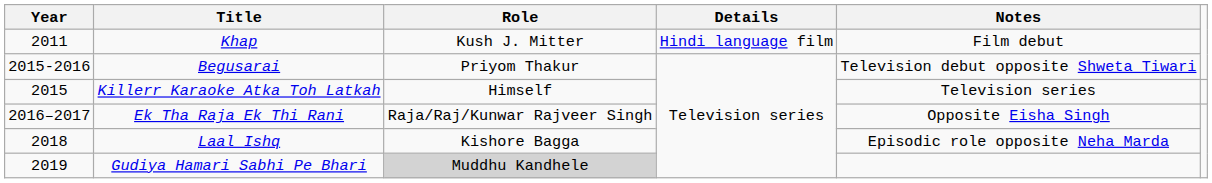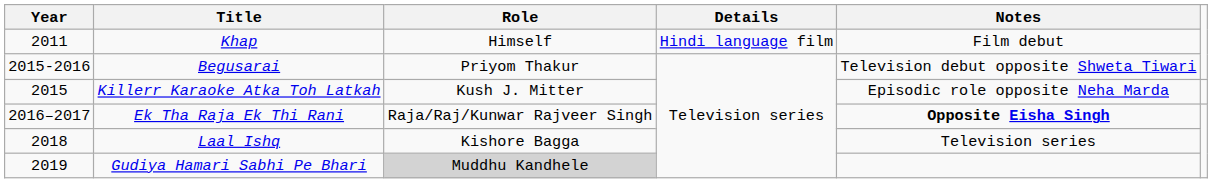(520, 42) Kush J. Mitter -> (520, 42) Himself
(520, 91) Himself -> (520, 91) Kush J. Mitter
(1018, 91) Television series -> (1018, 91) Episodic role opposite Neha Marda
(1018, 116) normal -> (1018, 116) bold
(1018, 141) Episodic role opposite Neha Marda -> (1018, 141) Television series
